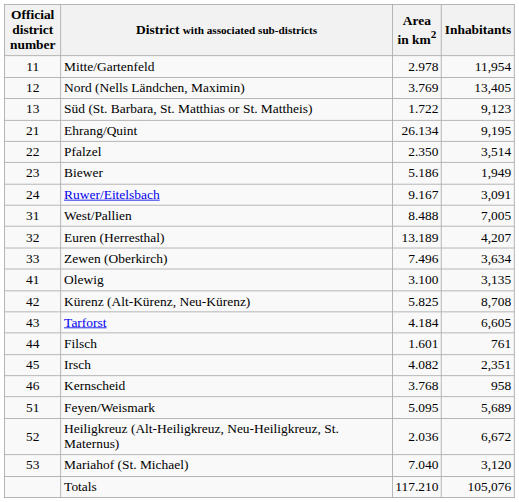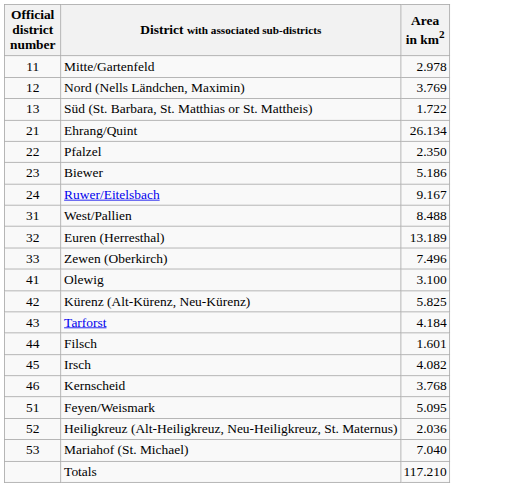- column: (478, 30)
